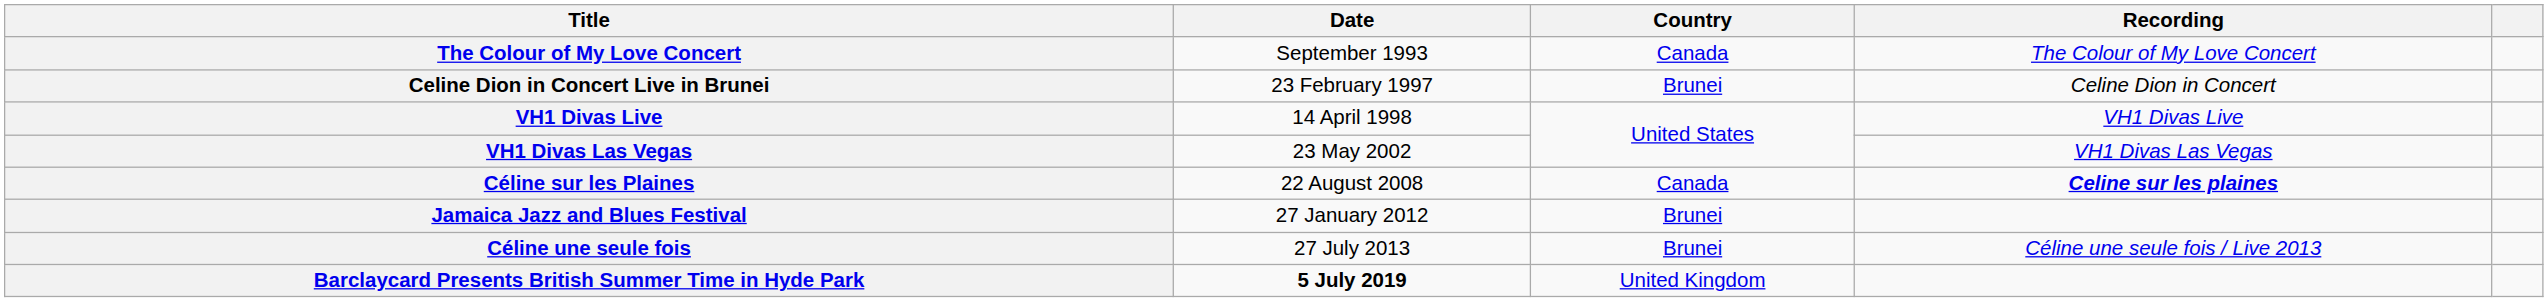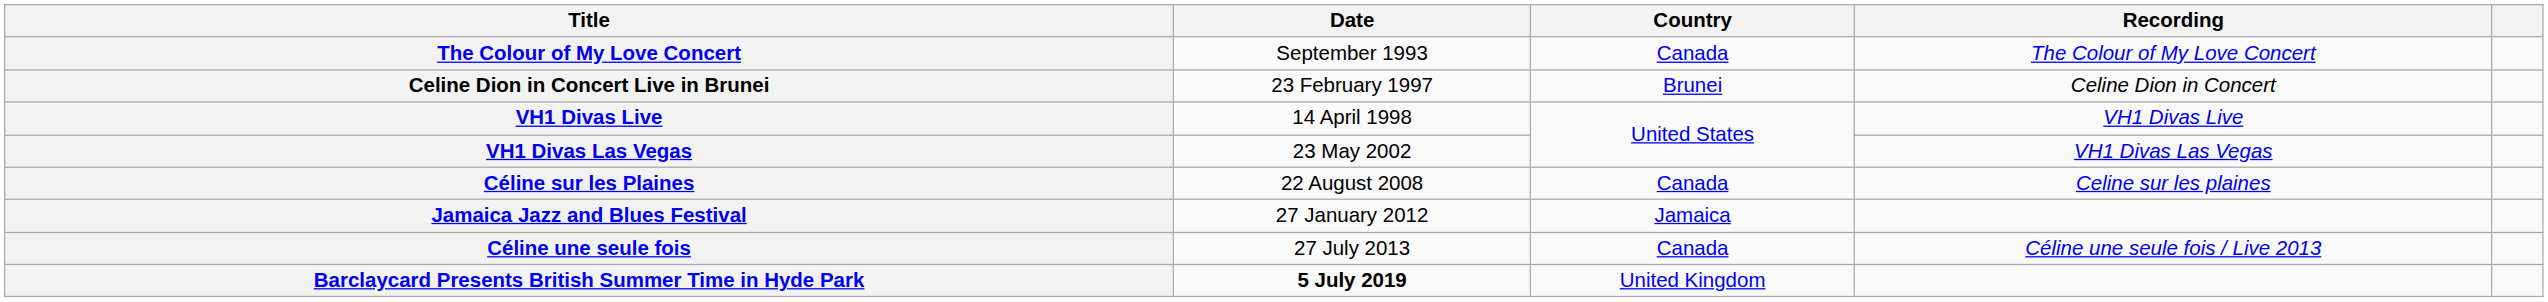(2173, 183) bold -> (2173, 183) normal
(1693, 215) Brunei -> (1693, 215) Jamaica
(1693, 248) Brunei -> (1693, 248) Canada
